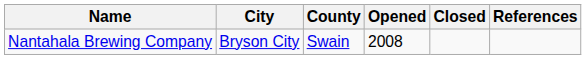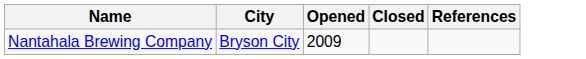- column: (334, 16)
(385, 41) 2008 -> (324, 41) 2009
